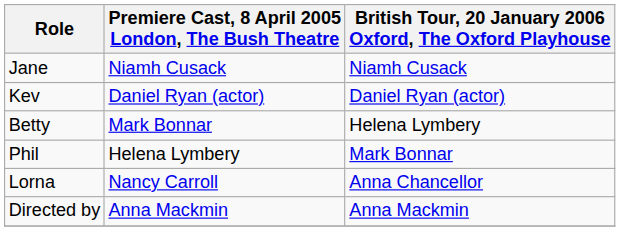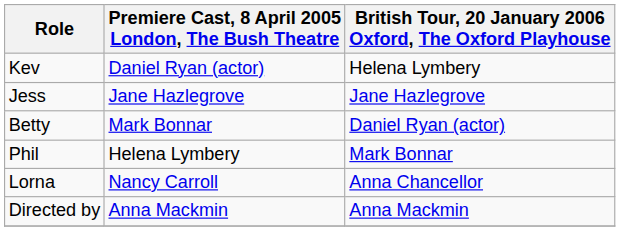- row: (28, 67)
(427, 96) Daniel Ryan (actor) -> (415, 67) Helena Lymbery
+ row: (27, 96)
(415, 125) Helena Lymbery -> (427, 125) Daniel Ryan (actor)
